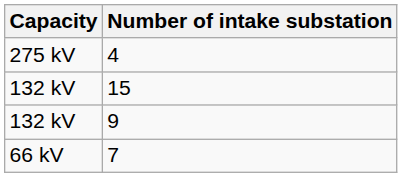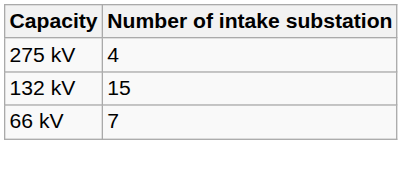- row: (113, 121)
